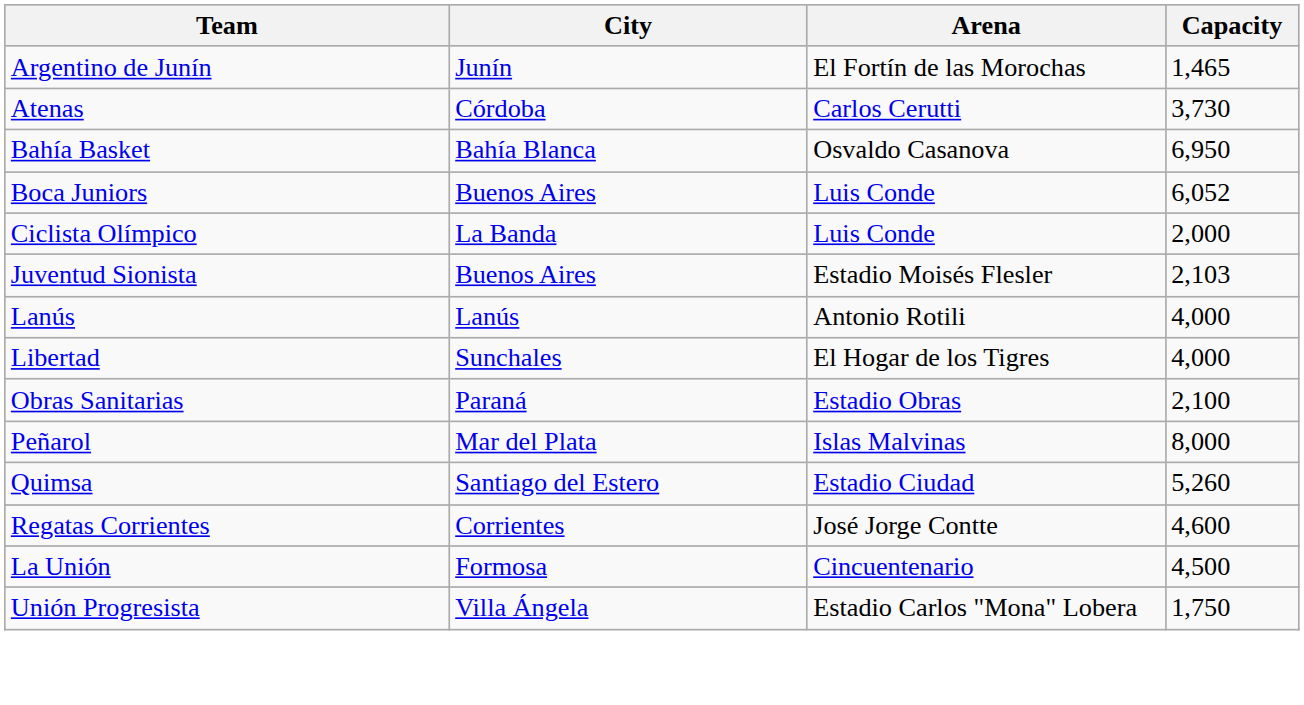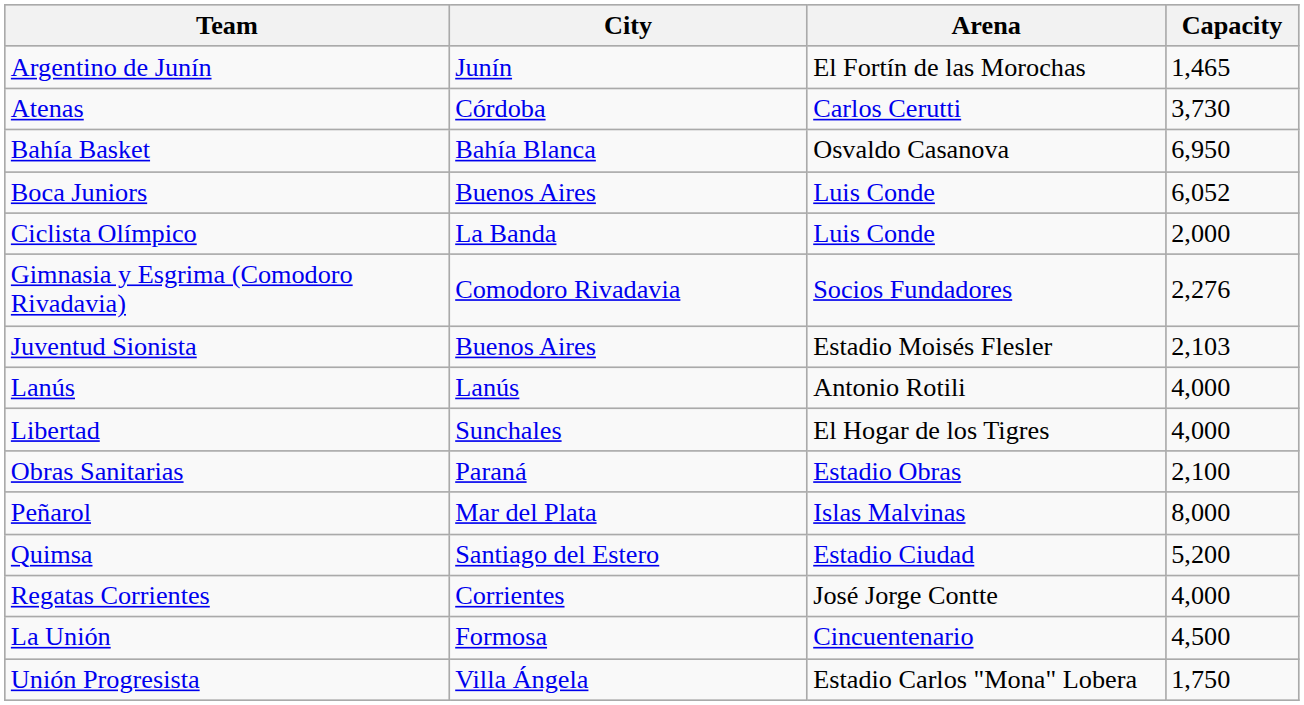+ row: (182, 289)
(1201, 483) 5,260 -> (1201, 554) 5,200
(1201, 524) 4,600 -> (1201, 595) 4,000
